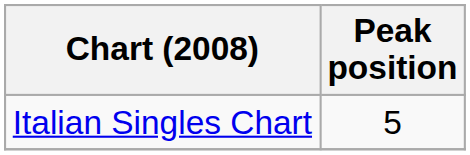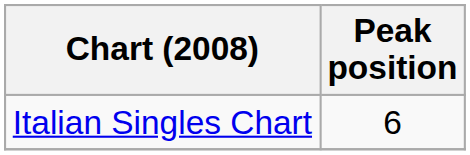(392, 121) 5 -> (392, 121) 6
